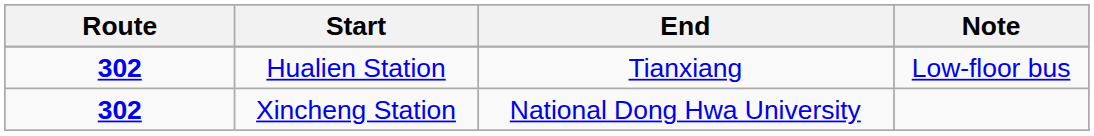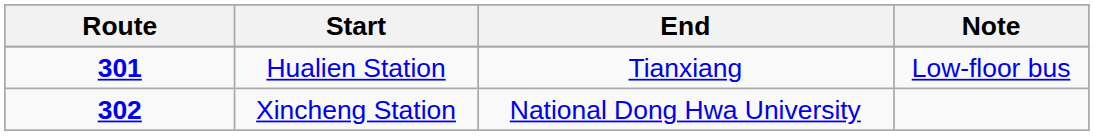(120, 68) 302 -> (120, 68) 301
